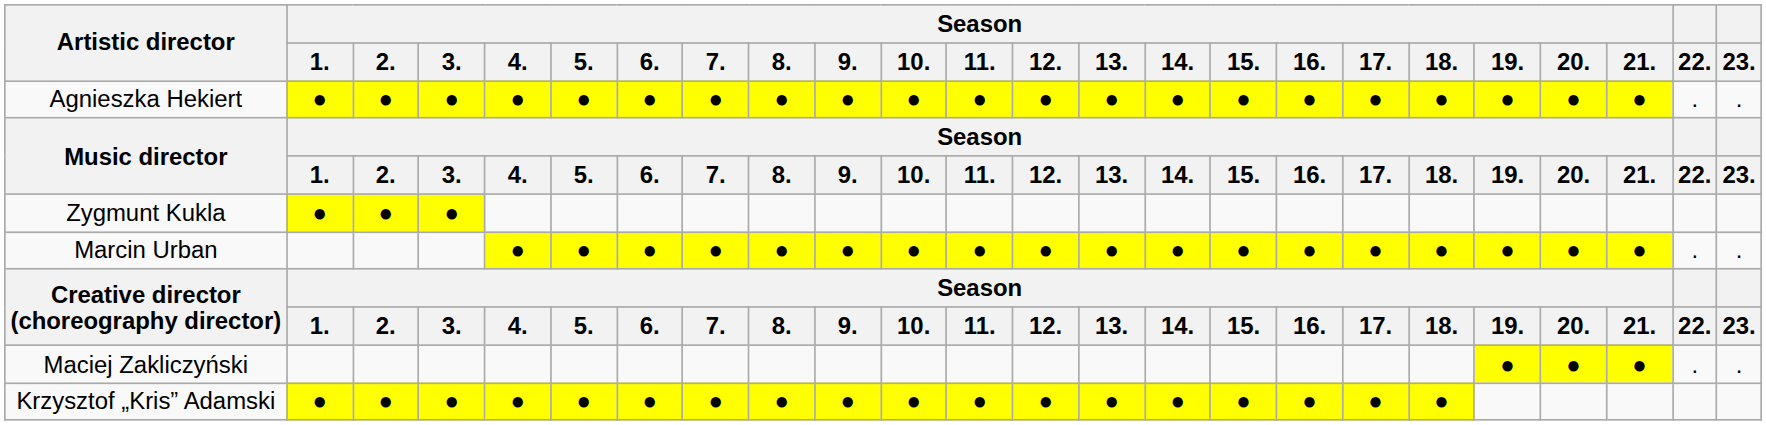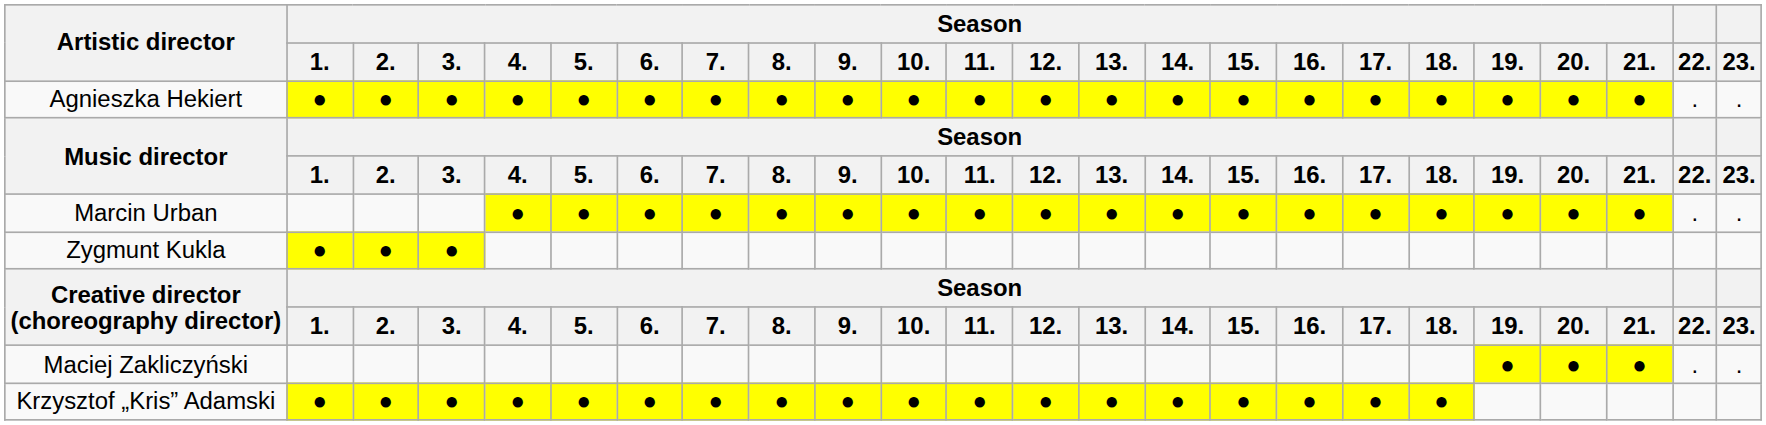rows swapped: (146, 251) <-> (146, 213)
